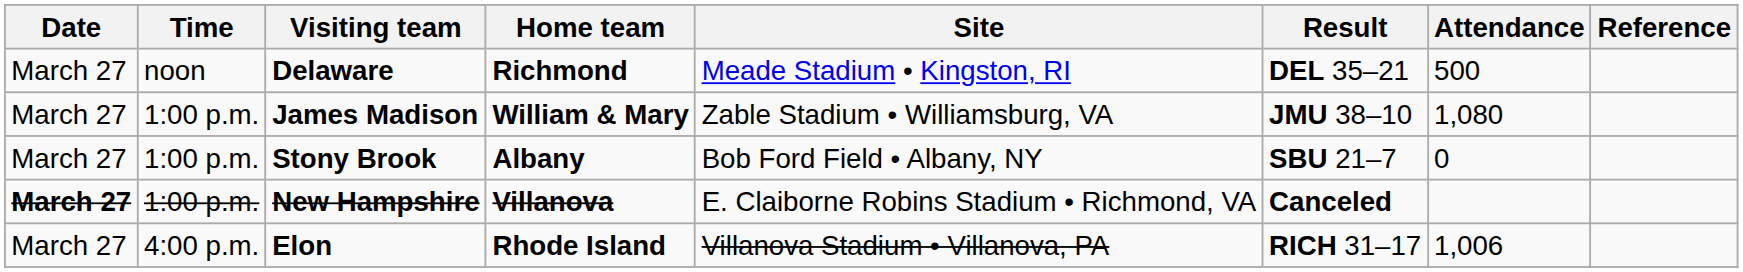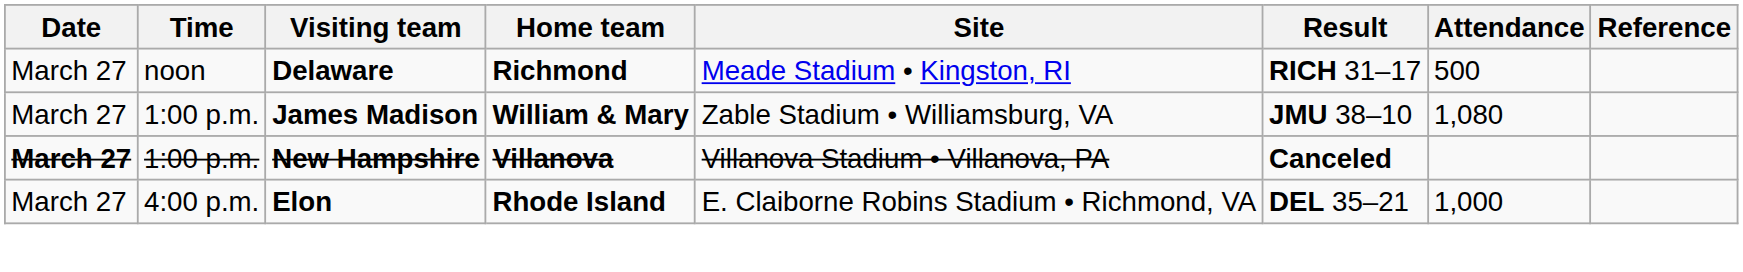(1339, 71) DEL 35–21 -> (1345, 71) RICH 31–17
- row: (354, 158)
(979, 202) E. Claiborne Robins Stadium • Richmond, VA -> (905, 158) Villanova Stadium • Villanova, PA
(905, 246) Villanova Stadium • Villanova, PA -> (979, 202) E. Claiborne Robins Stadium • Richmond, VA
(1345, 246) RICH 31–17 -> (1339, 202) DEL 35–21
(1469, 246) 1,006 -> (1469, 202) 1,000
